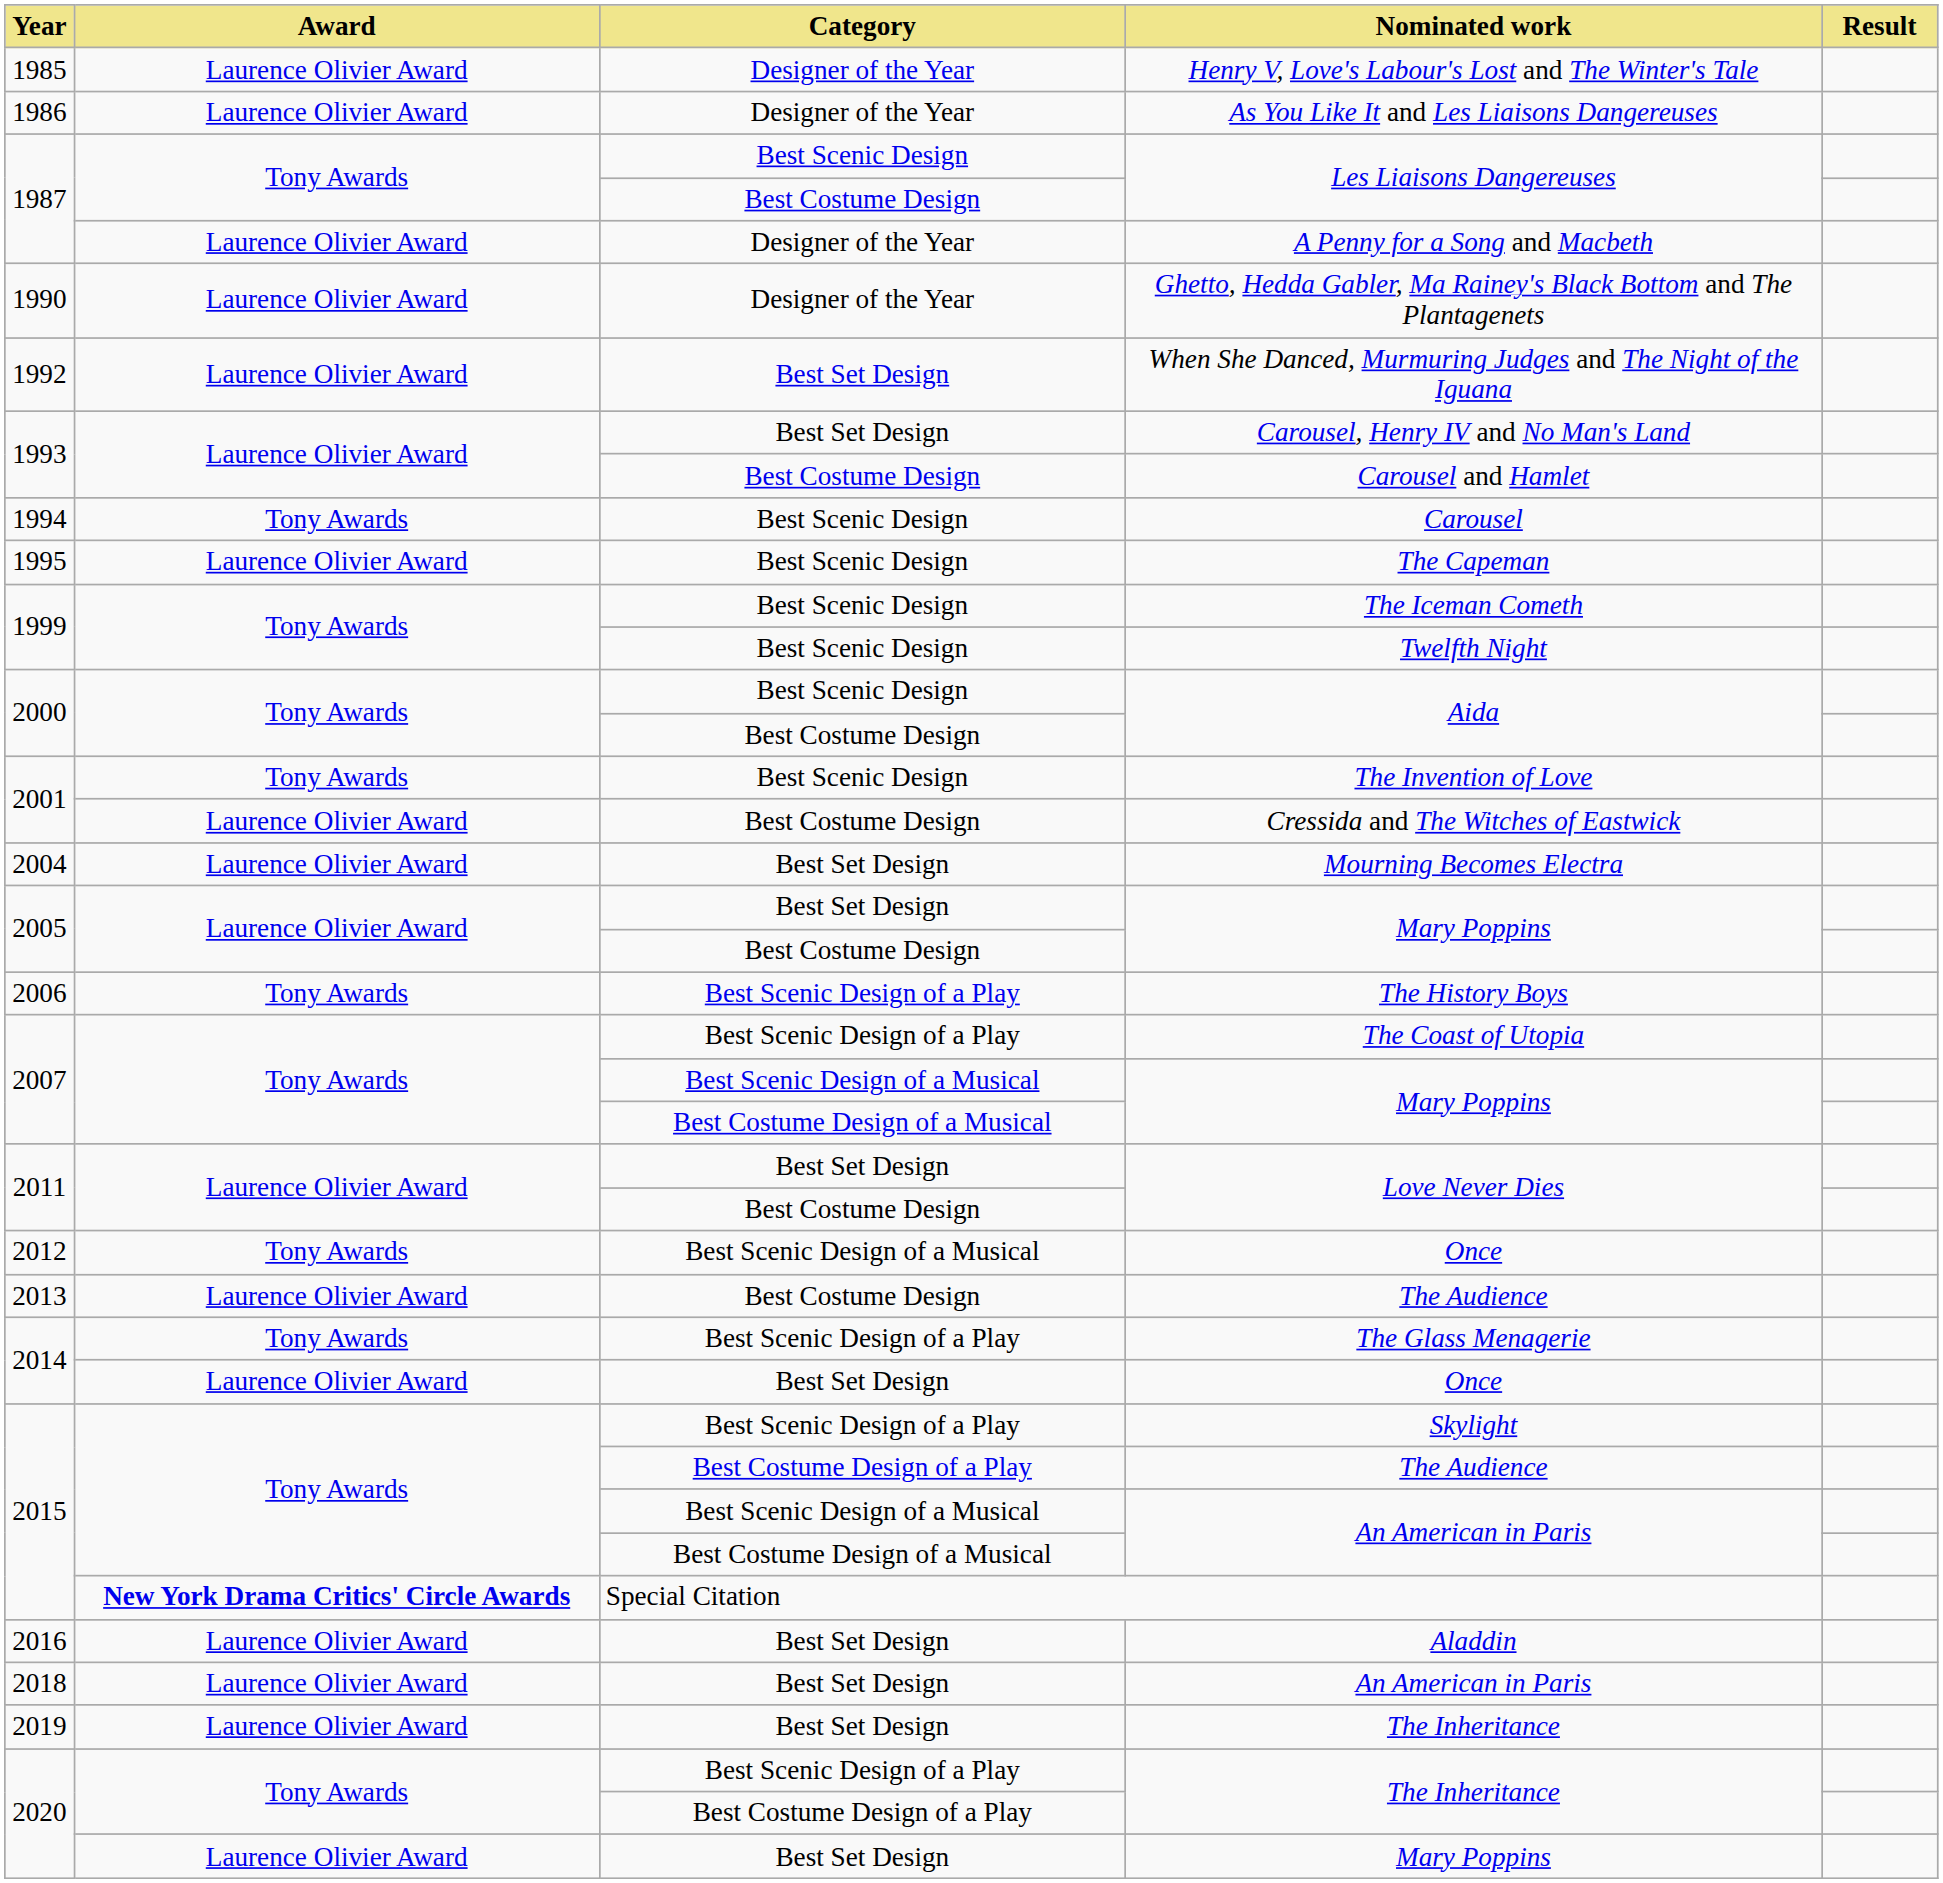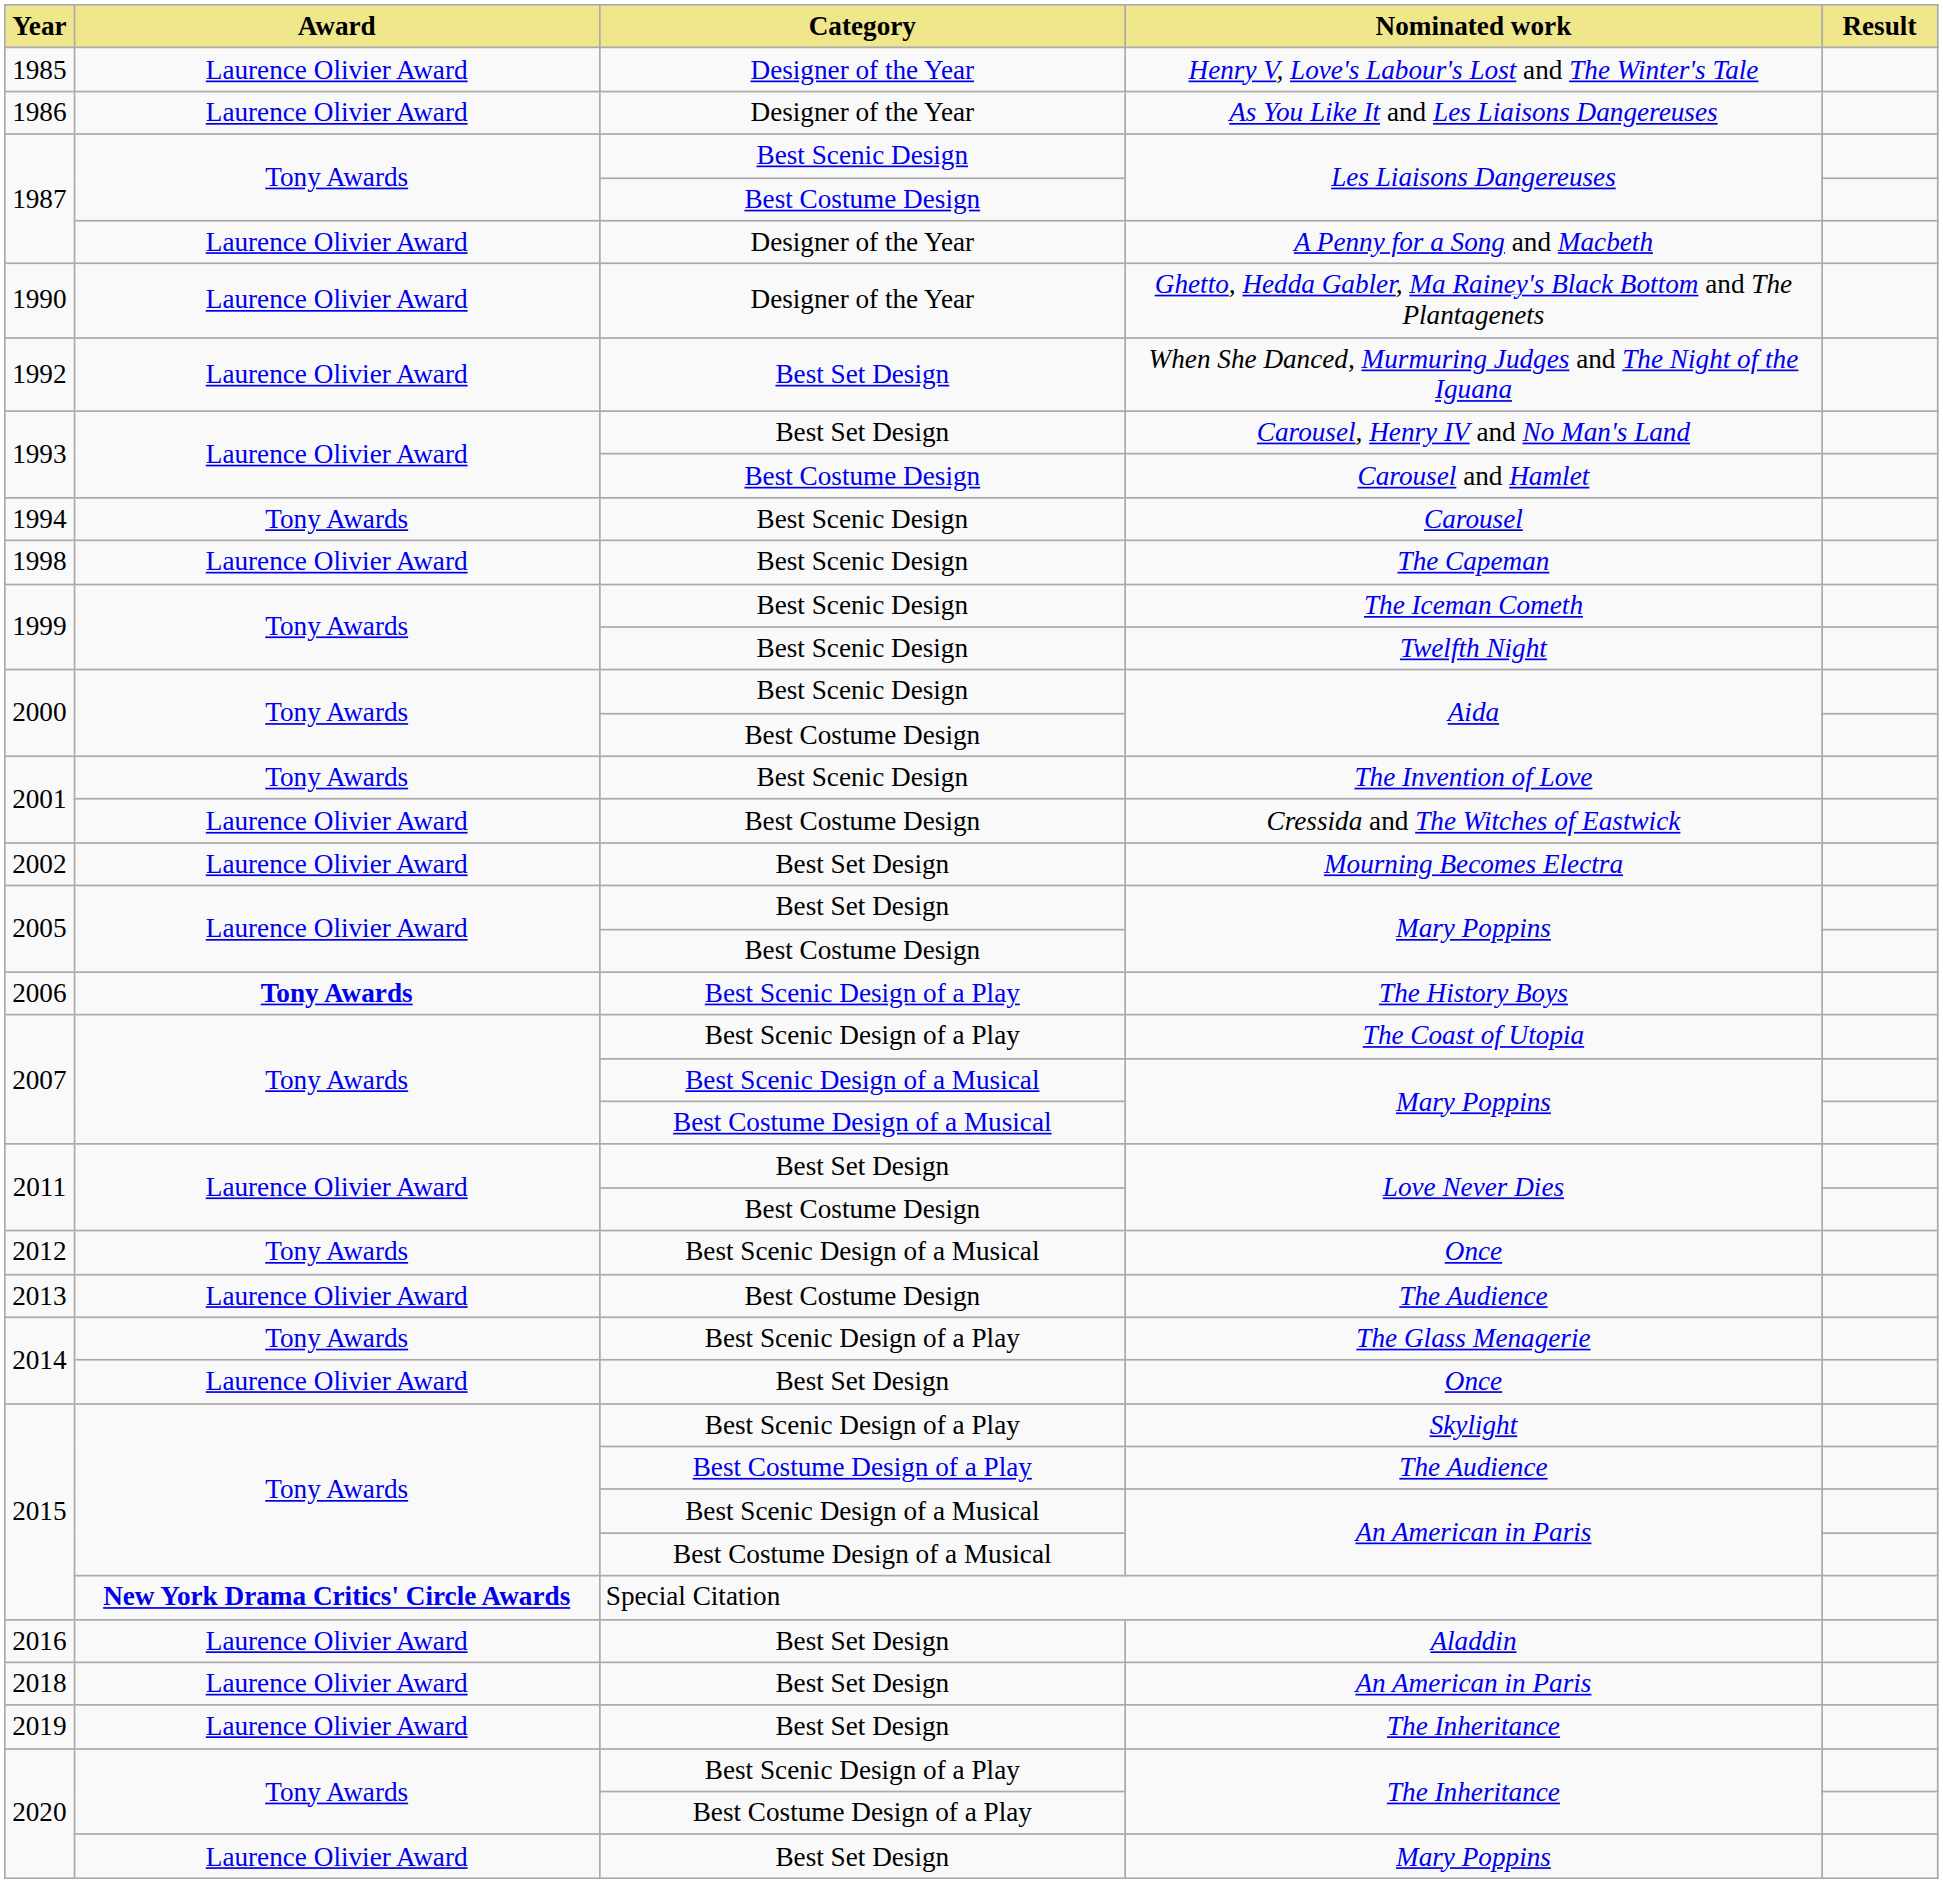(39, 561) 1995 -> (39, 561) 1998
(39, 863) 2004 -> (39, 863) 2002
(337, 993) normal -> (337, 993) bold
